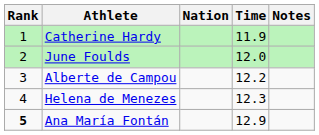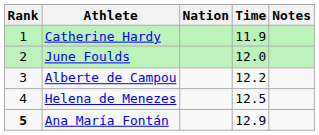(251, 99) 12.3 -> (251, 99) 12.5
